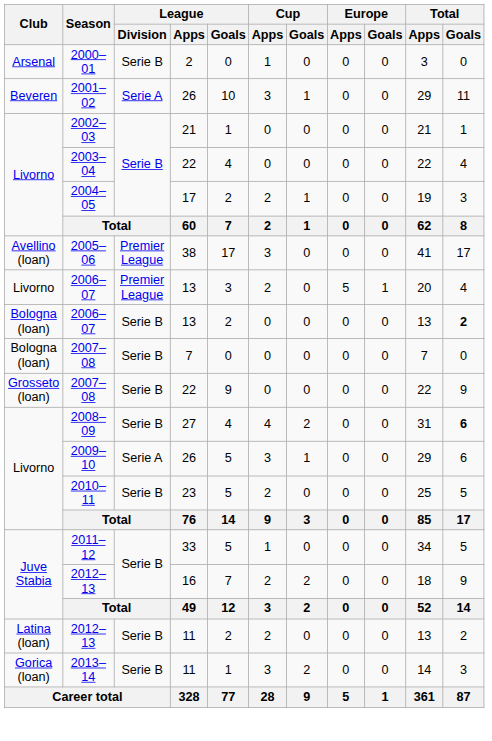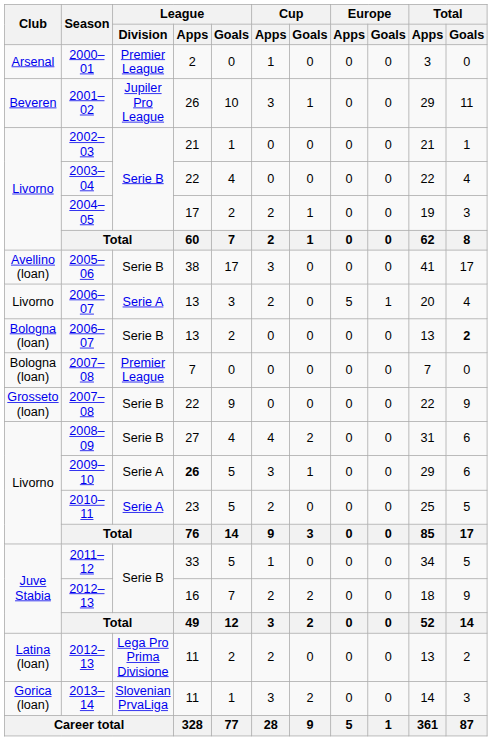(142, 61) Serie B -> (143, 61) Premier League
(142, 95) Serie A -> (143, 103) Jupiler Pro League
(142, 253) Premier League -> (143, 267) Serie B
(142, 287) Premier League -> (143, 301) Serie A
(142, 355) Serie B -> (143, 370) Premier League
(463, 424) bold -> (467, 438) normal
(189, 458) normal -> (192, 472) bold
(142, 492) Serie B -> (143, 507) Serie A
(142, 635) Serie B -> (143, 657) Lega Pro Prima Divisione
(142, 670) Serie B -> (143, 698) Slovenian PrvaLiga
